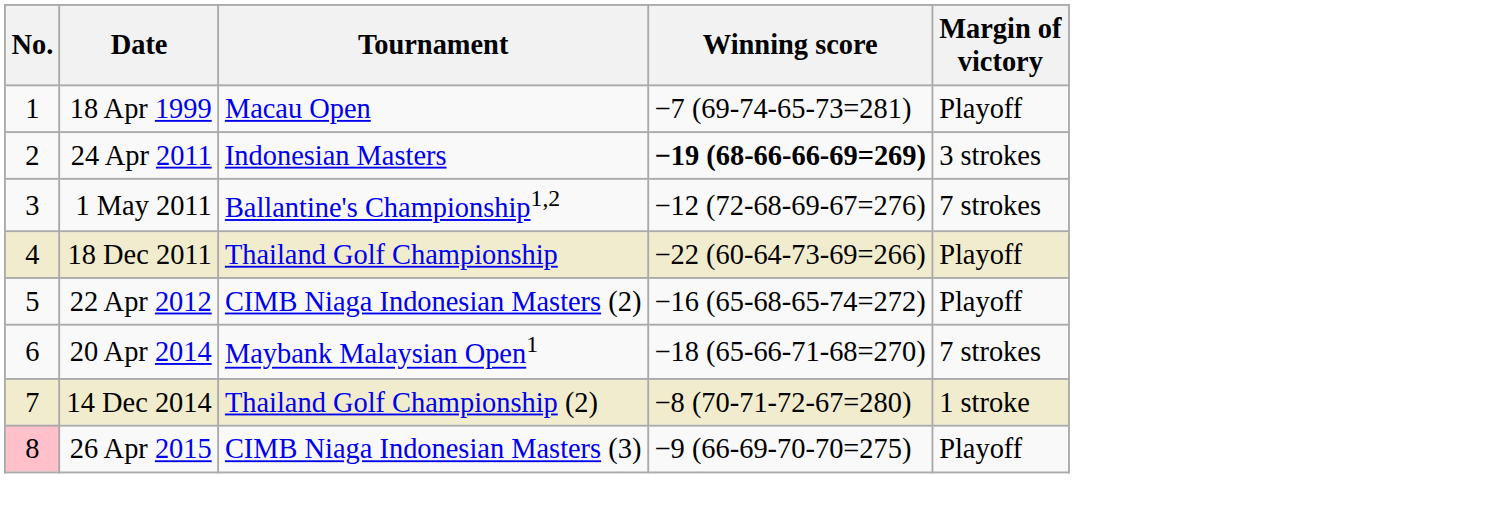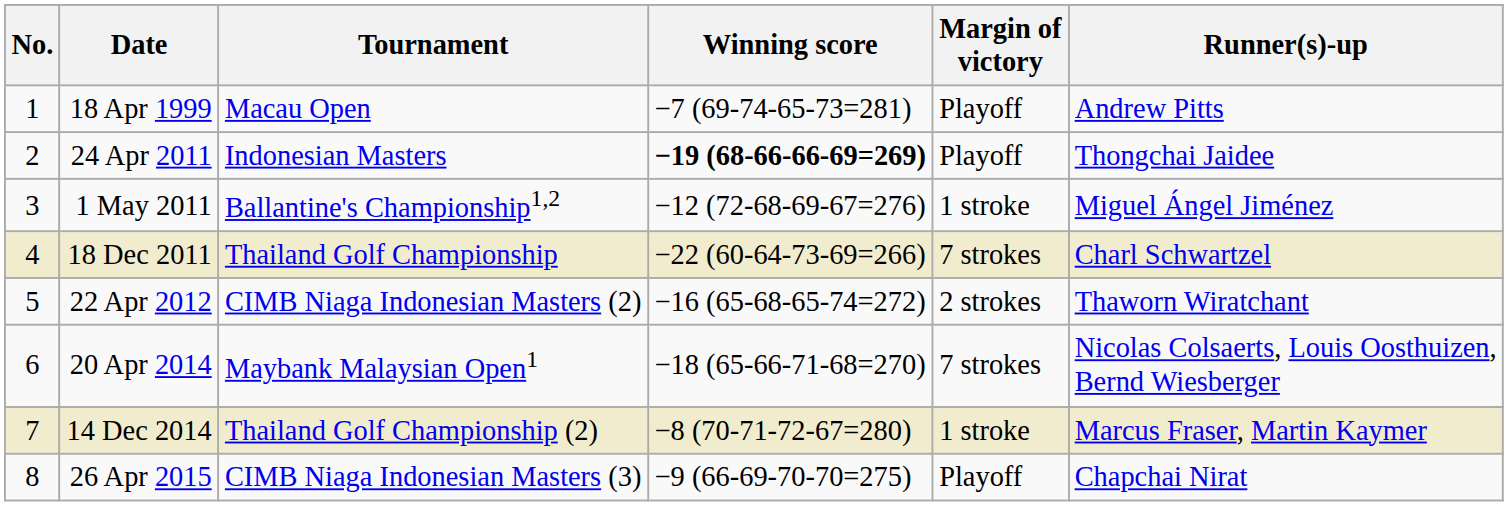+ column: (1286, 44)
(990, 155) 3 strokes -> (981, 155) Playoff
(990, 205) 7 strokes -> (985, 205) 1 stroke
(981, 254) Playoff -> (990, 254) 7 strokes
(981, 301) Playoff -> (990, 301) 2 strokes
(32, 448) pink background -> (32, 476) no background
